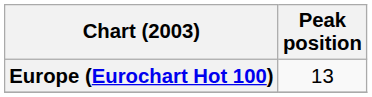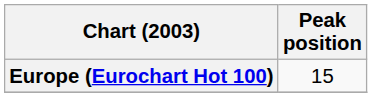(322, 75) 13 -> (322, 75) 15
